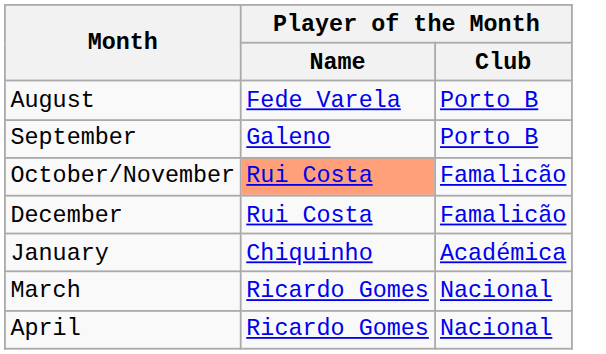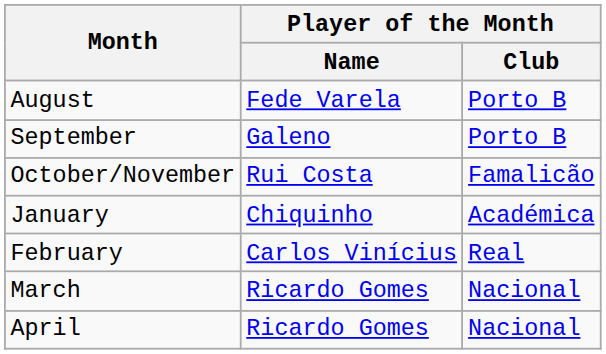(309, 177) lightsalmon background -> (309, 177) no background
- row: (67, 215)
+ row: (67, 253)
